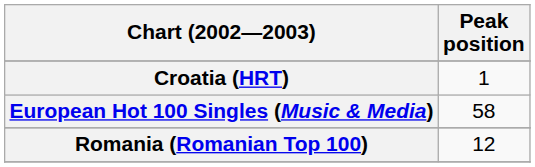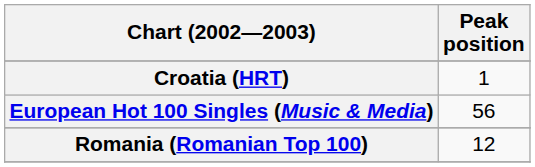(484, 111) 58 -> (484, 111) 56
